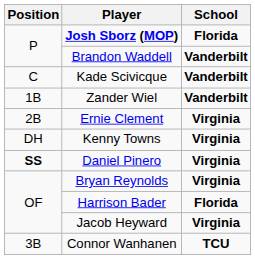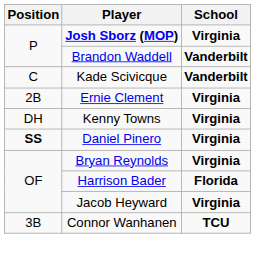(216, 35) Florida -> (216, 35) Virginia
- row: (122, 98)
